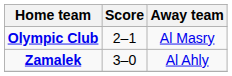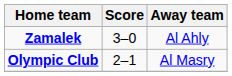rows swapped: (53, 60) <-> (53, 37)
